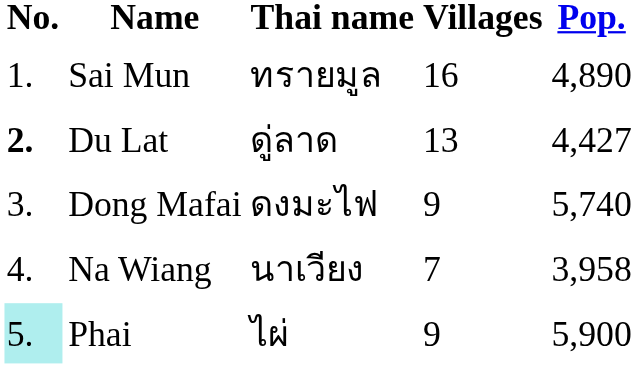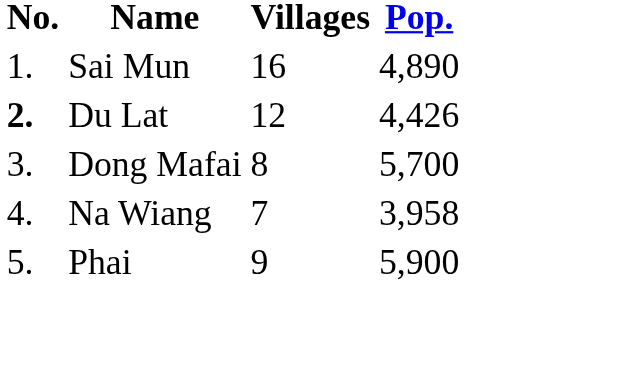- column: (332, 17)
(441, 138) 13 -> (268, 115) 12
(592, 138) 4,427 -> (419, 115) 4,426
(432, 203) 9 -> (259, 164) 8
(592, 203) 5,740 -> (419, 164) 5,700
(20, 332) paleturquoise background -> (20, 262) no background
